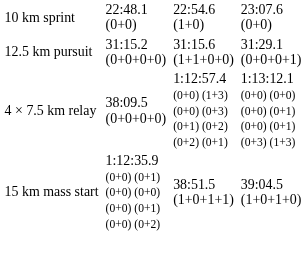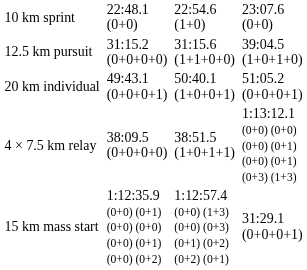(271, 52) 31:29.1 (0+0+0+1) -> (272, 52) 39:04.5 (1+0+1+0)
+ row: (52, 86)
(200, 110) 1:12:57.4 (0+0) (1+3) (0+0) (0+3) (0+1) (0+2) (0+2) (0+1) -> (205, 145) 38:51.5 (1+0+1+1)
(203, 192) 38:51.5 (1+0+1+1) -> (202, 227) 1:12:57.4 (0+0) (1+3) (0+0) (0+3) (0+1) (0+2) (0+2) (0+1)
(271, 192) 39:04.5 (1+0+1+0) -> (272, 227) 31:29.1 (0+0+0+1)
